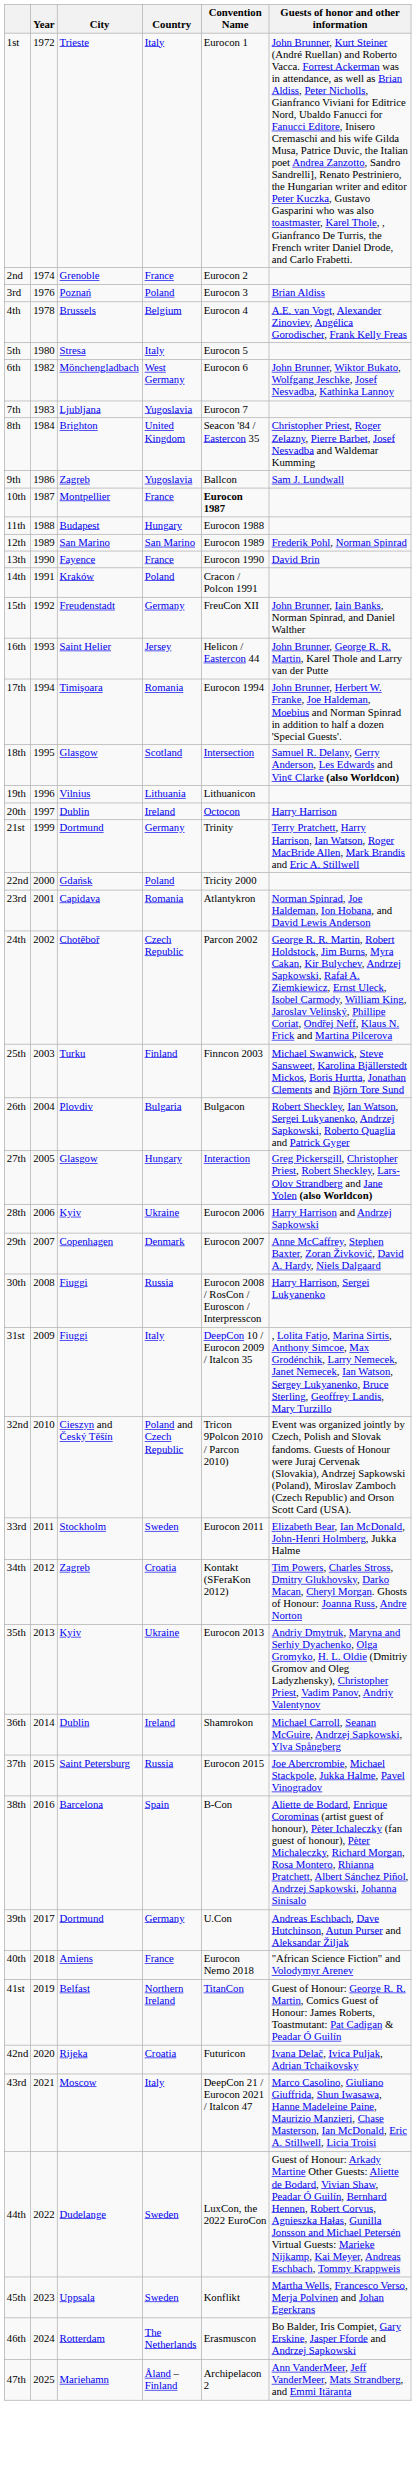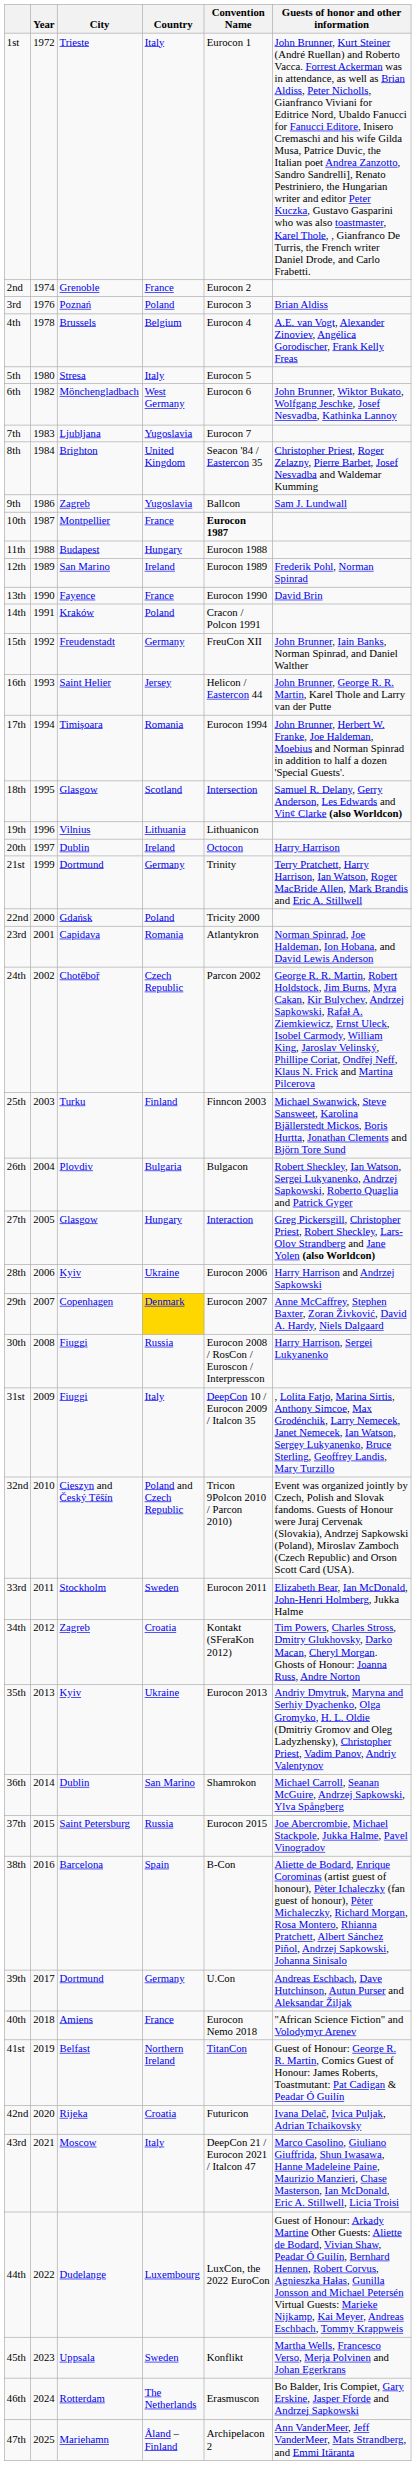(170, 542) San Marino -> (160, 566) Ireland
(165, 1241) no background -> (165, 1301) gold background
(160, 1722) Ireland -> (170, 1782) San Marino
(162, 2214) Sweden -> (172, 2274) Luxembourg
